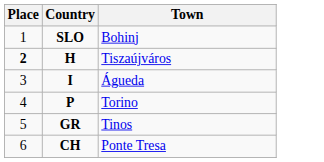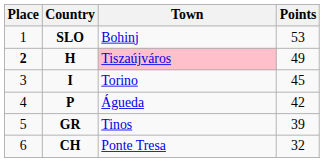+ column: (298, 15)
(136, 59) no background -> (136, 59) pink background
(123, 80) Águeda -> (120, 80) Torino
(120, 102) Torino -> (123, 102) Águeda
